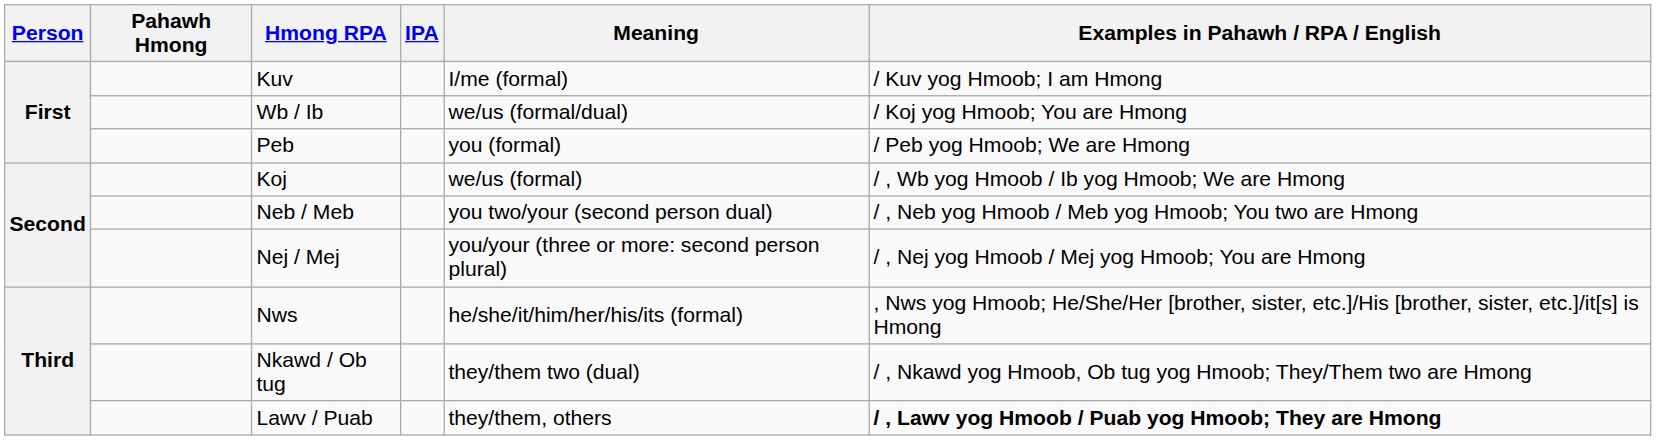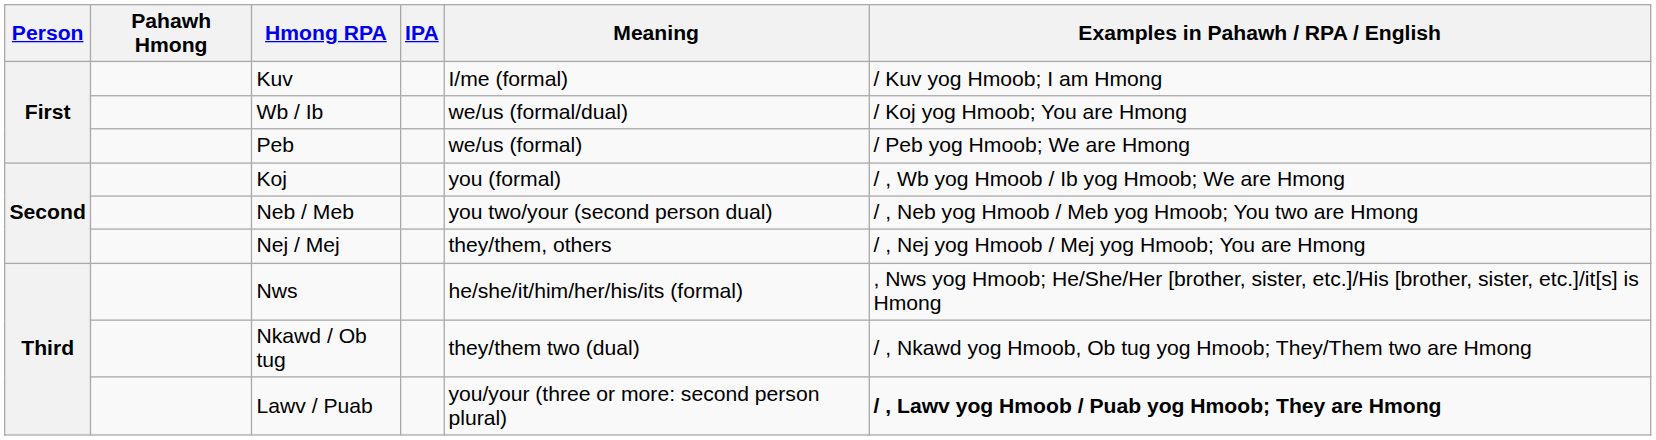(505, 145) you (formal) -> (515, 145) we/us (formal)
(515, 178) we/us (formal) -> (505, 178) you (formal)
(634, 257) you/your (three or more: second person plural) -> (530, 245) they/them, others
(530, 417) they/them, others -> (634, 405) you/your (three or more: second person plural)
